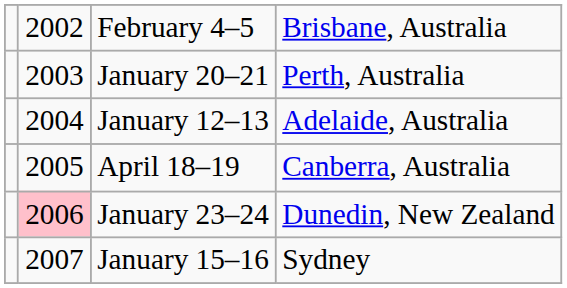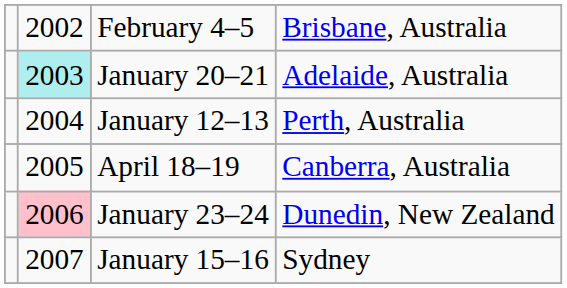(54, 74) no background -> (54, 74) paleturquoise background
(373, 74) Perth, Australia -> (395, 74) Adelaide, Australia
(395, 120) Adelaide, Australia -> (373, 120) Perth, Australia
